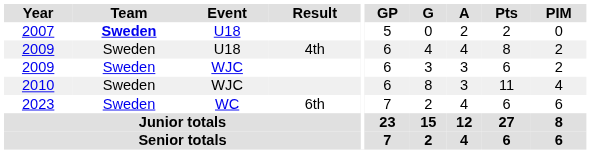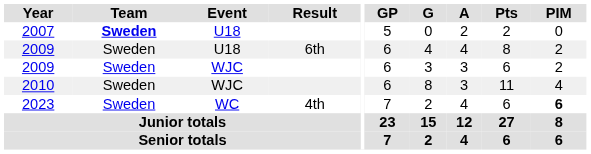(315, 49) 4th -> (315, 49) 6th
(315, 104) 6th -> (315, 104) 4th
(559, 104) normal -> (559, 104) bold
